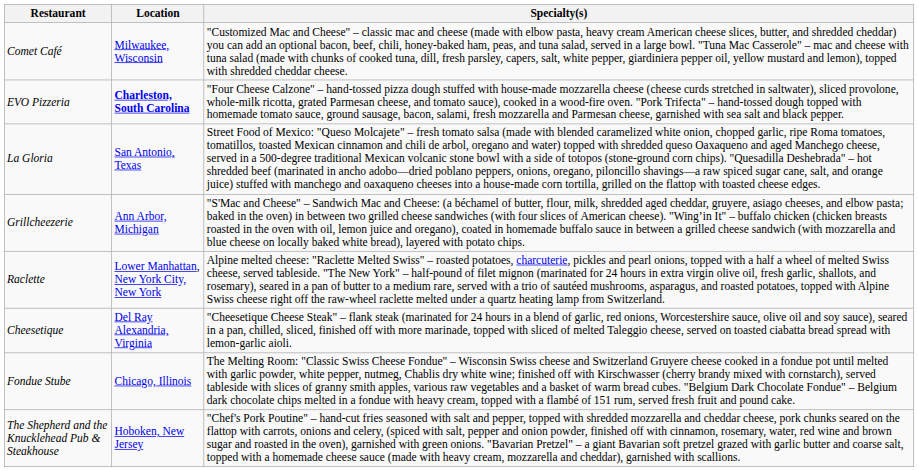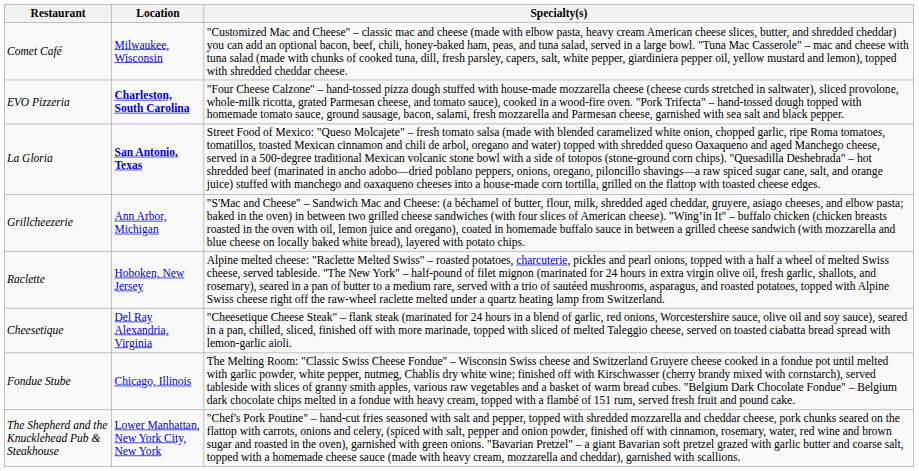(145, 159) normal -> (146, 159) bold
(157, 279) Lower Manhattan, New York City, New York -> (149, 279) Hoboken, New Jersey
(149, 438) Hoboken, New Jersey -> (157, 438) Lower Manhattan, New York City, New York
